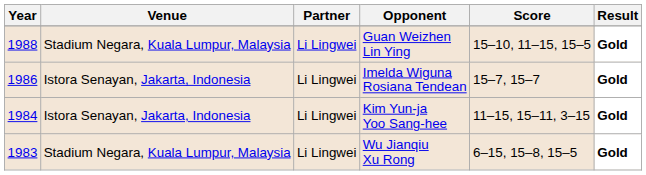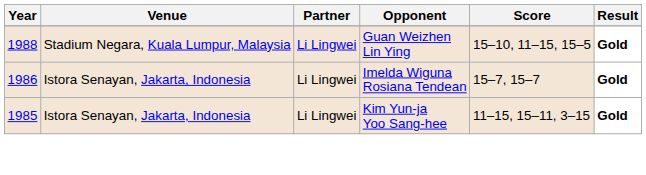(22, 116) 1984 -> (22, 116) 1985
- row: (396, 152)
